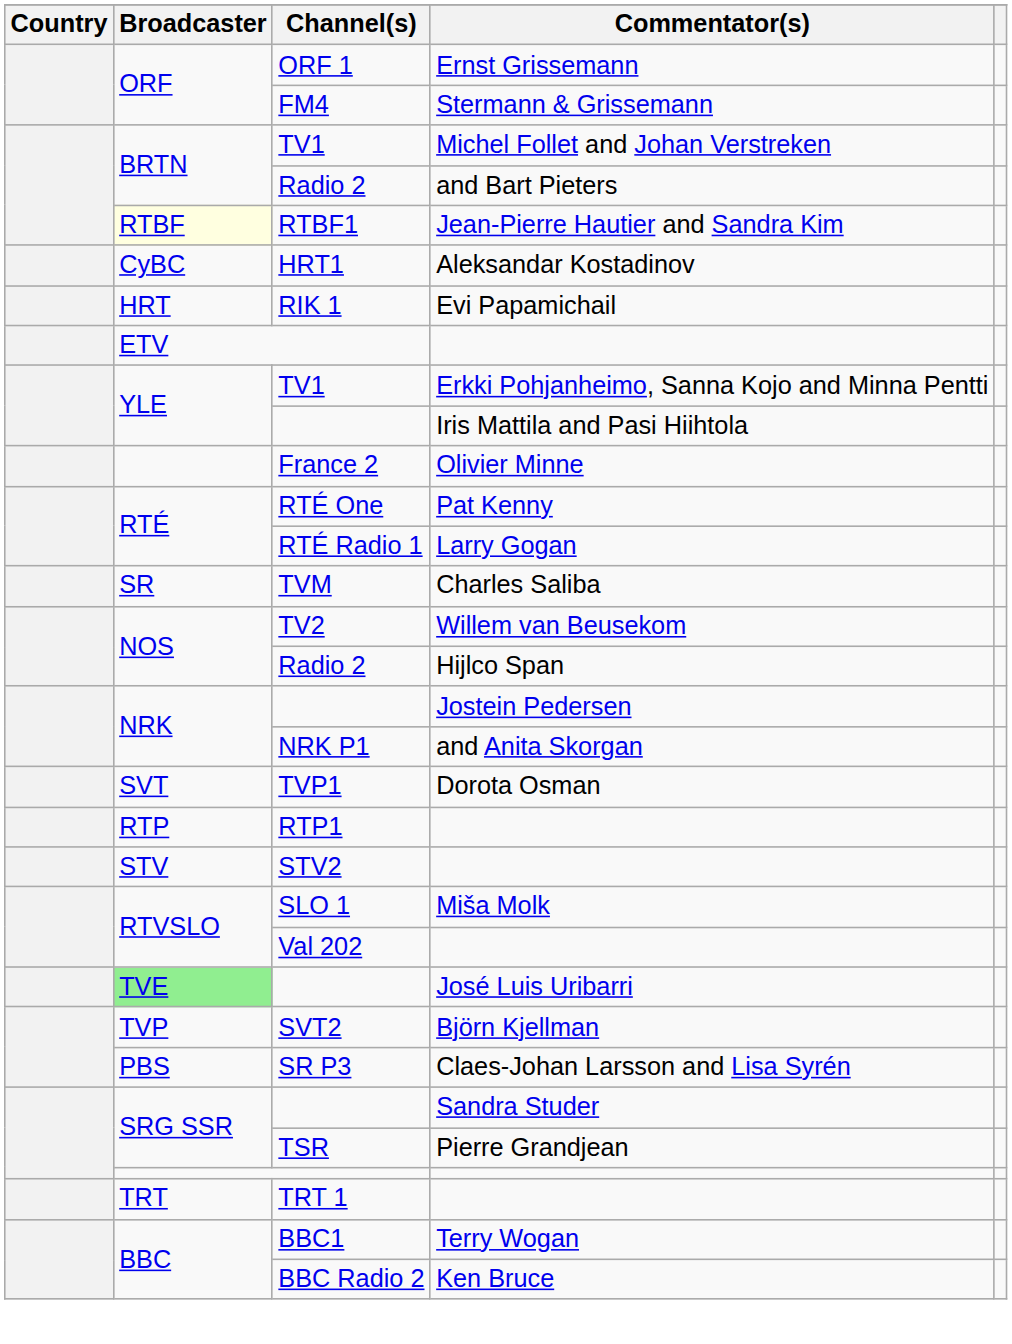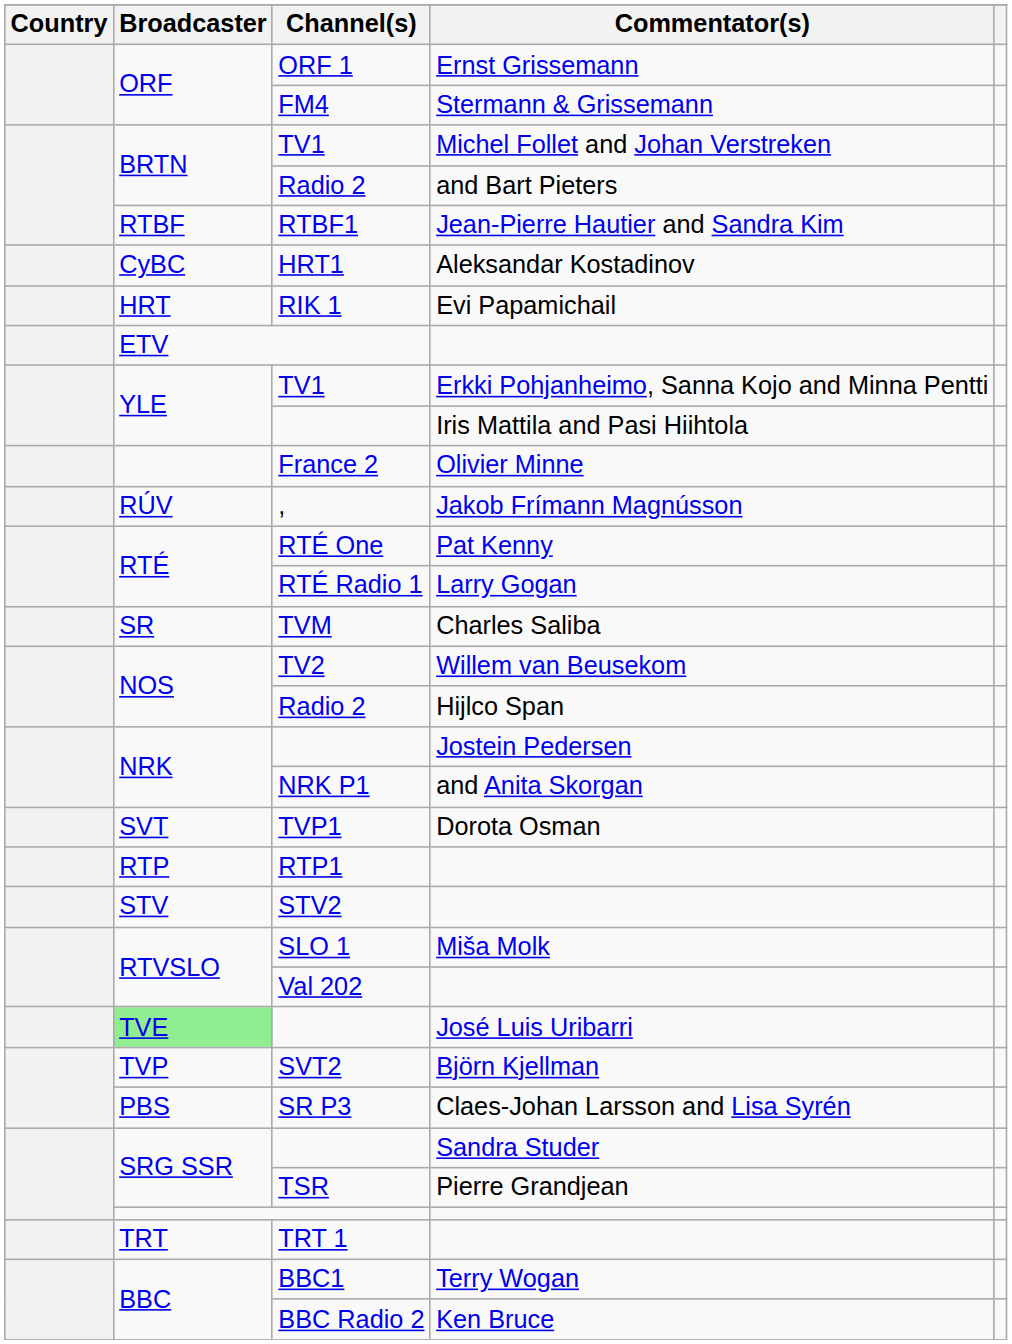(152, 225) lightyellow background -> (152, 225) no background
+ row: (282, 505)
